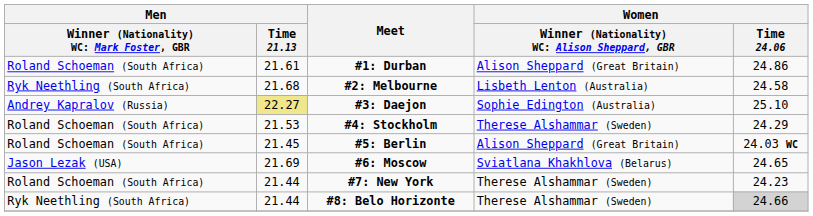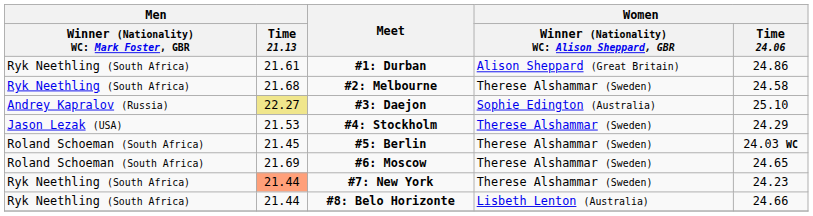(106, 66) Roland Schoeman (South Africa) -> (99, 66) Ryk Neethling (South Africa)
(563, 86) Lisbeth Lenton (Australia) -> (565, 86) Therese Alshammar (Sweden)
(106, 124) Roland Schoeman (South Africa) -> (65, 124) Jason Lezak (USA)
(578, 143) Alison Sheppard (Great Britain) -> (565, 143) Therese Alshammar (Sweden)
(65, 163) Jason Lezak (USA) -> (106, 163) Roland Schoeman (South Africa)
(575, 163) Sviatlana Khakhlova (Belarus) -> (565, 163) Therese Alshammar (Sweden)
(106, 182) Roland Schoeman (South Africa) -> (99, 182) Ryk Neethling (South Africa)
(282, 182) no background -> (282, 182) lightsalmon background
(565, 201) Therese Alshammar (Sweden) -> (563, 201) Lisbeth Lenton (Australia)
(771, 201) lightgrey background -> (771, 201) no background
